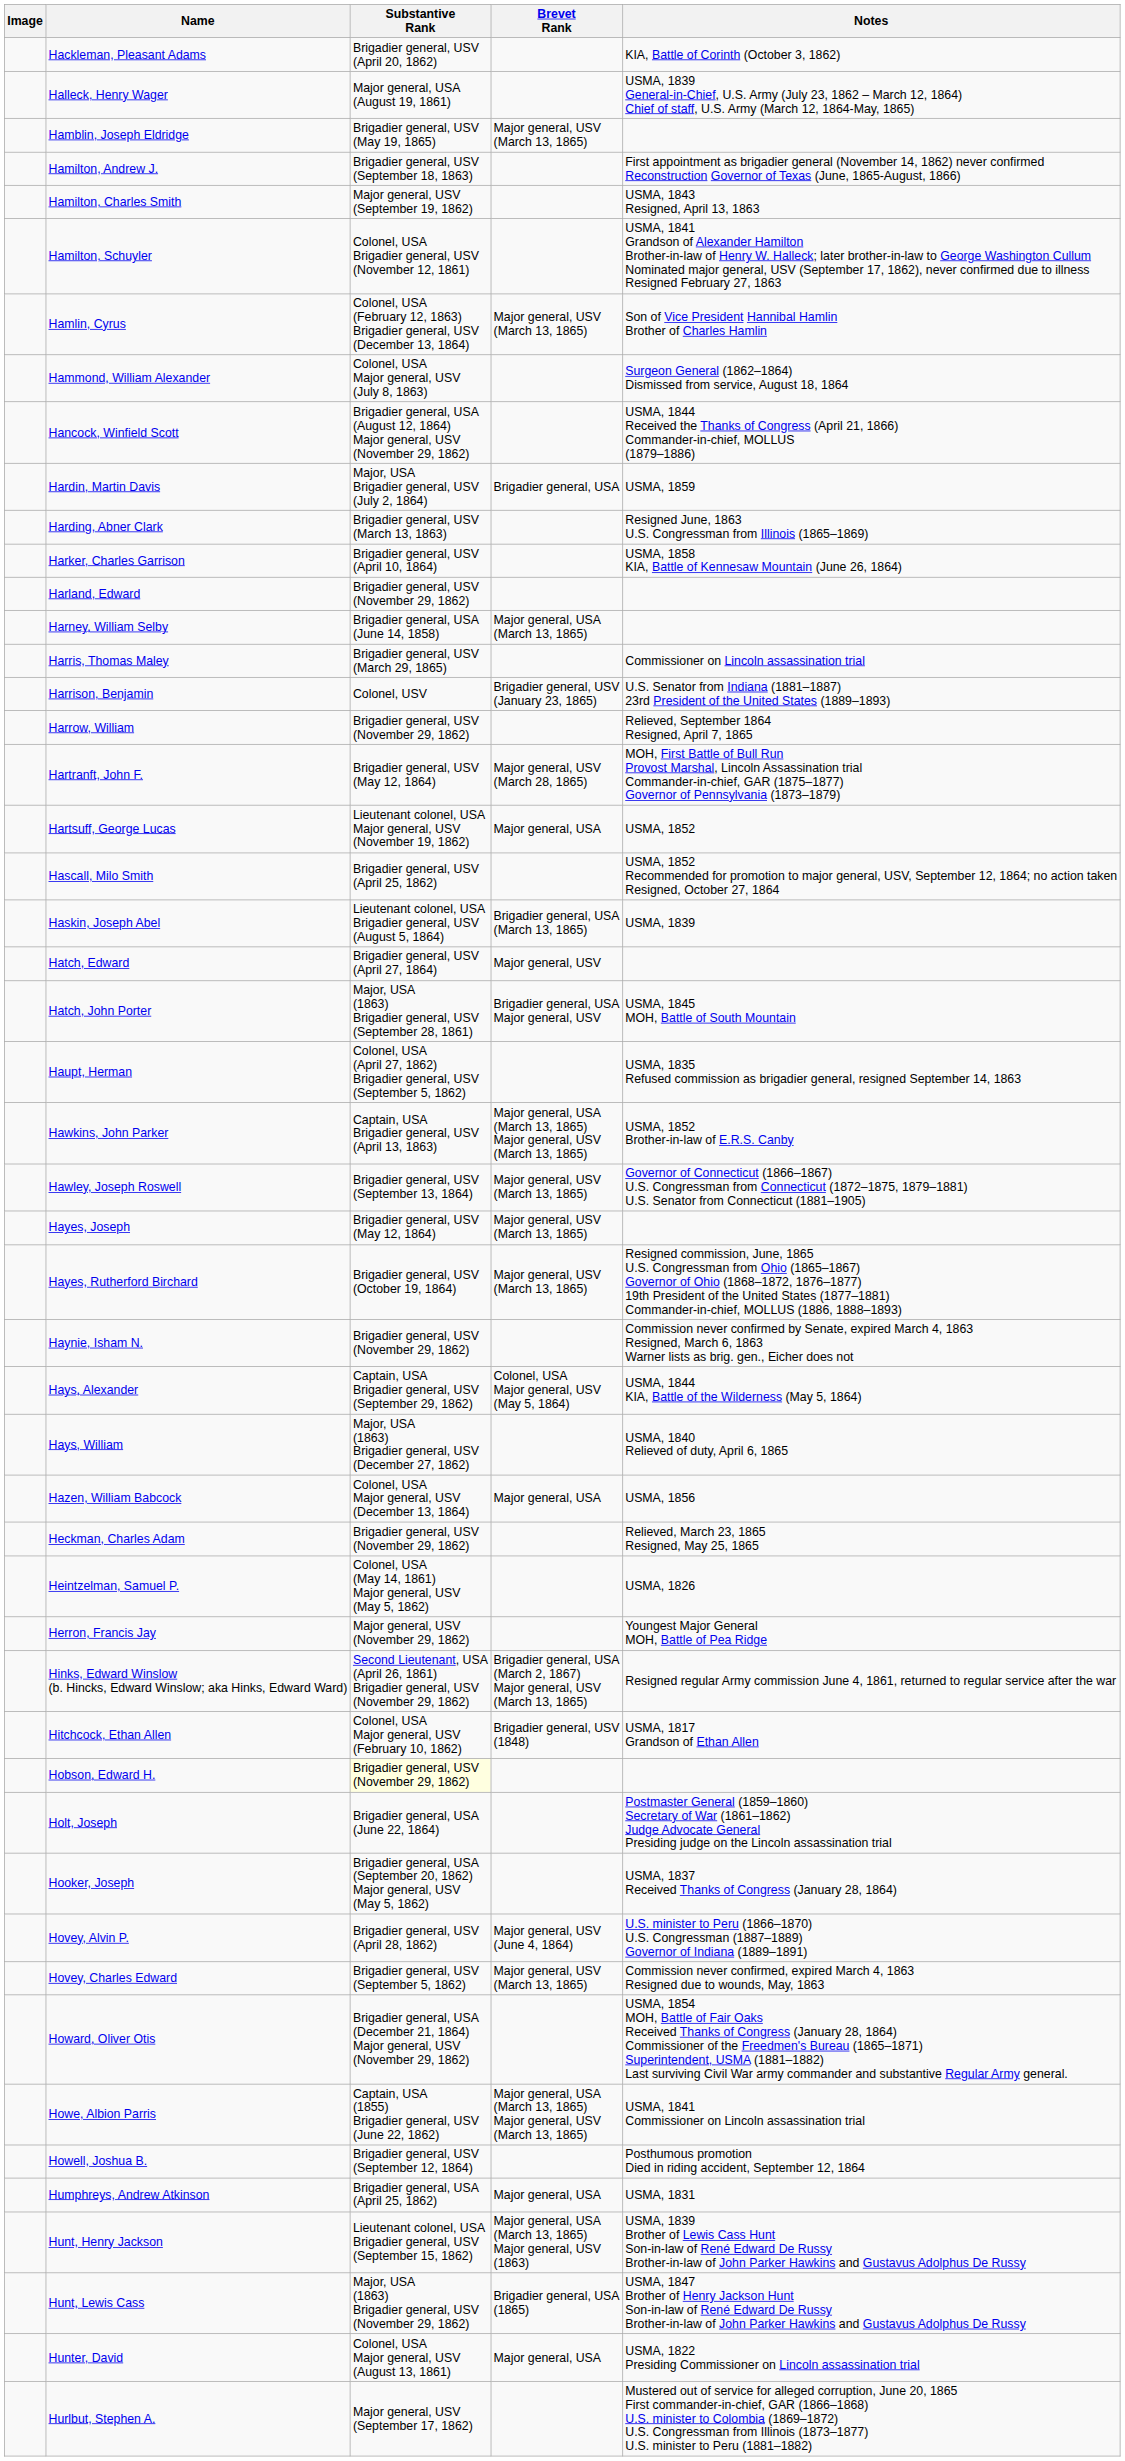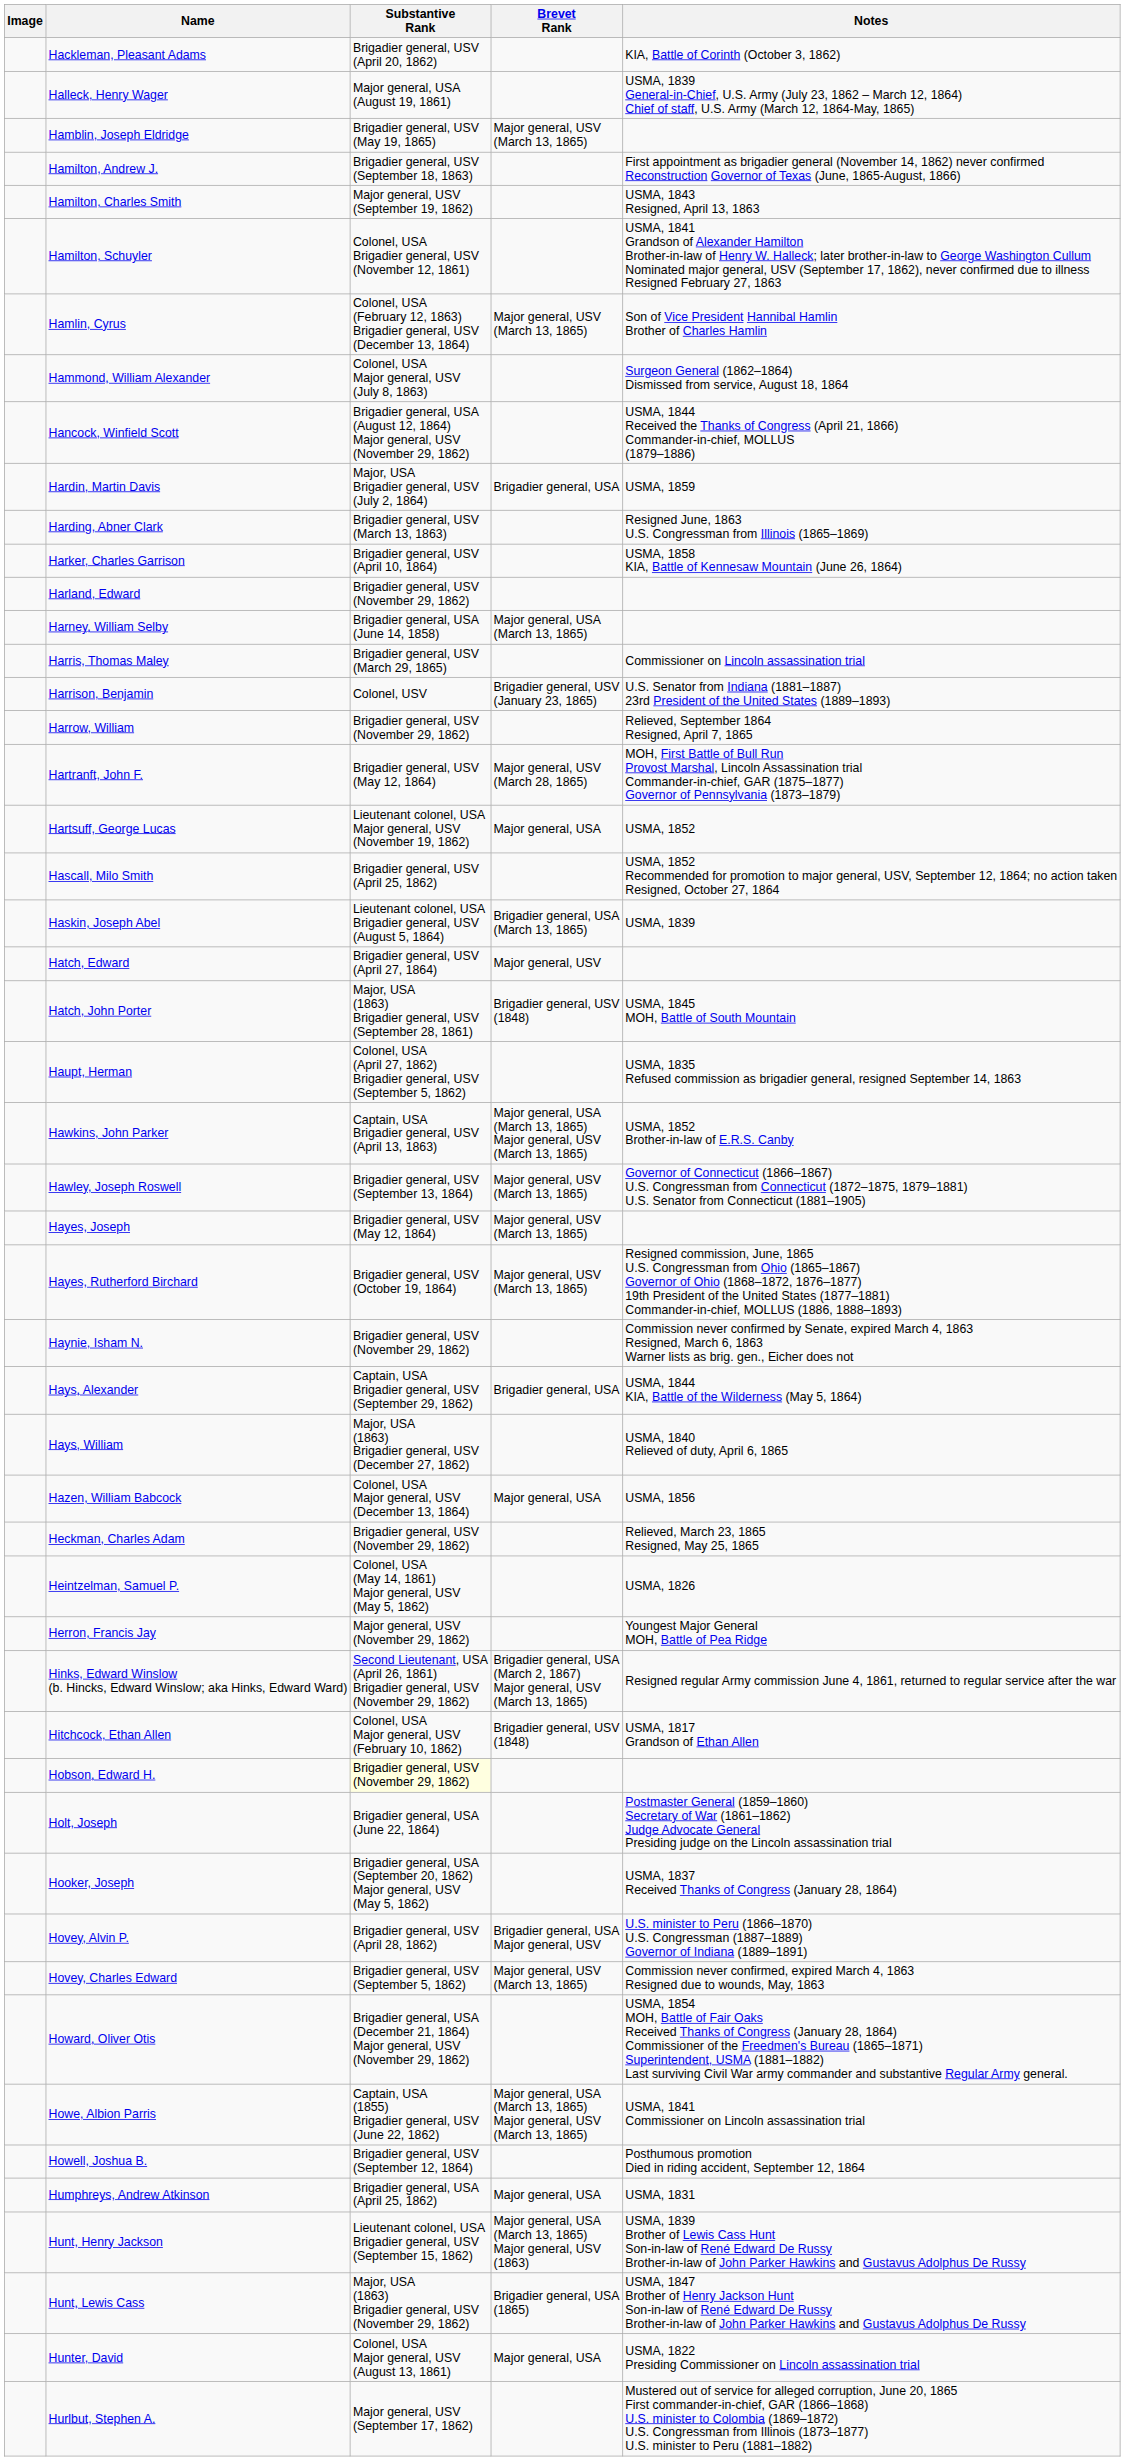(557, 1011) Brigadier general, USA Major general, USV -> (557, 1011) Brigadier general, USV (1848)
(547, 1390) Colonel, USA Major general, USV (May 5, 1864) -> (557, 1390) Brigadier general, USA
(547, 1938) Major general, USV (June 4, 1864) -> (557, 1938) Brigadier general, USA Major general, USV
